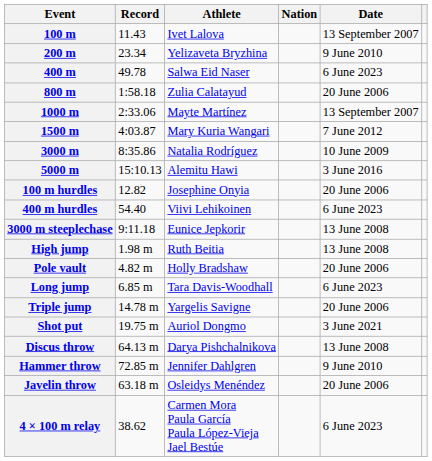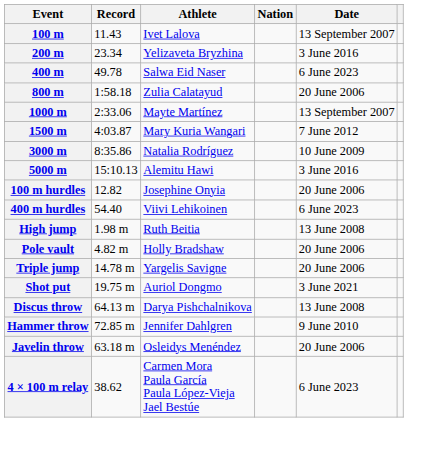(353, 53) 9 June 2010 -> (329, 53) 3 June 2016
- row: (60, 229)
- row: (60, 287)
